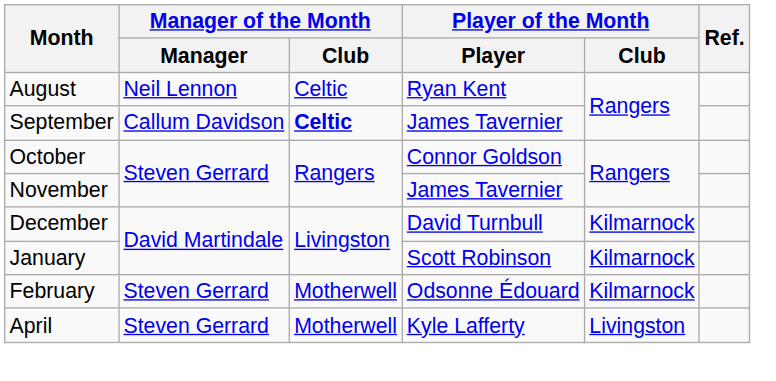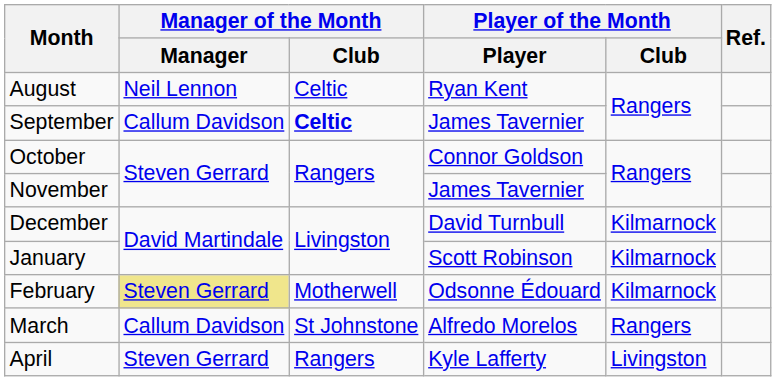(196, 291) no background -> (196, 291) khaki background
+ row: (39, 325)
(346, 325) Motherwell -> (334, 358) Rangers
